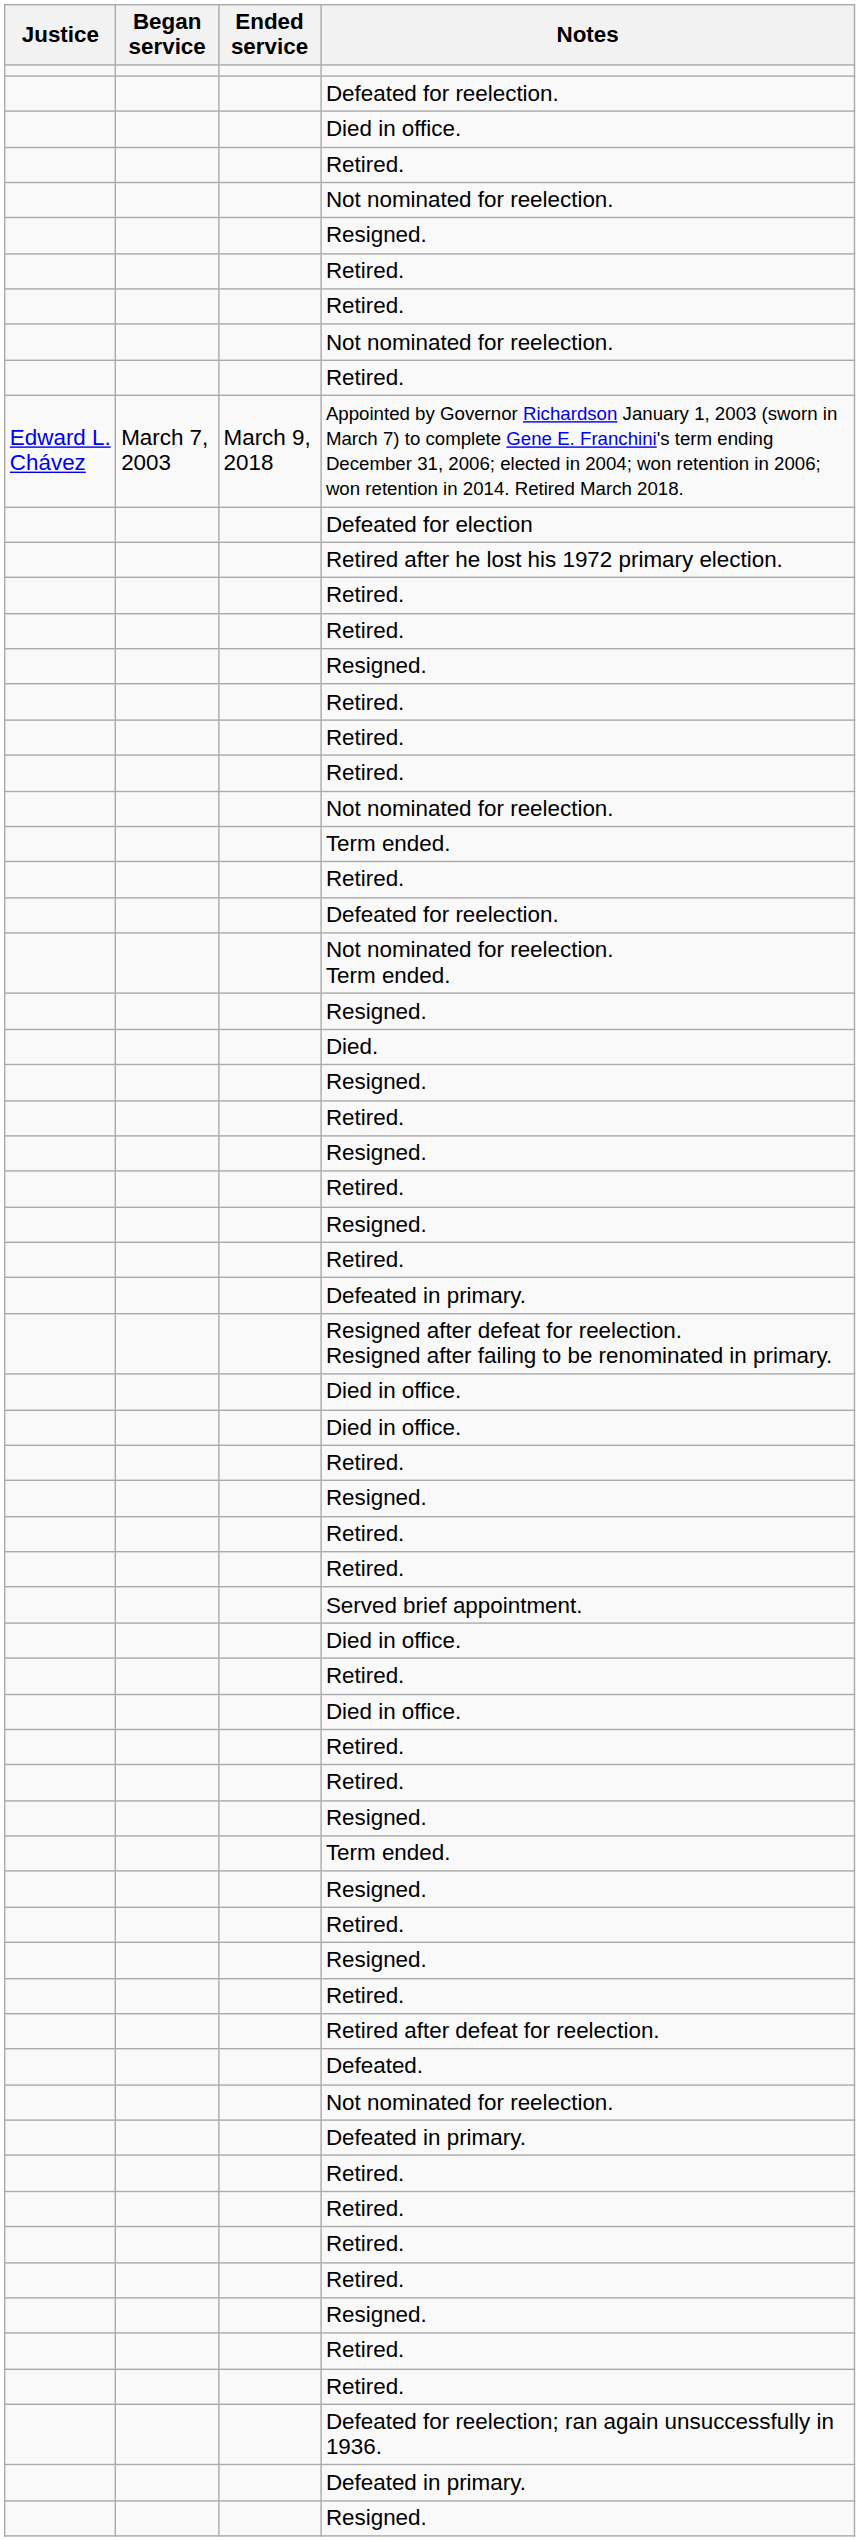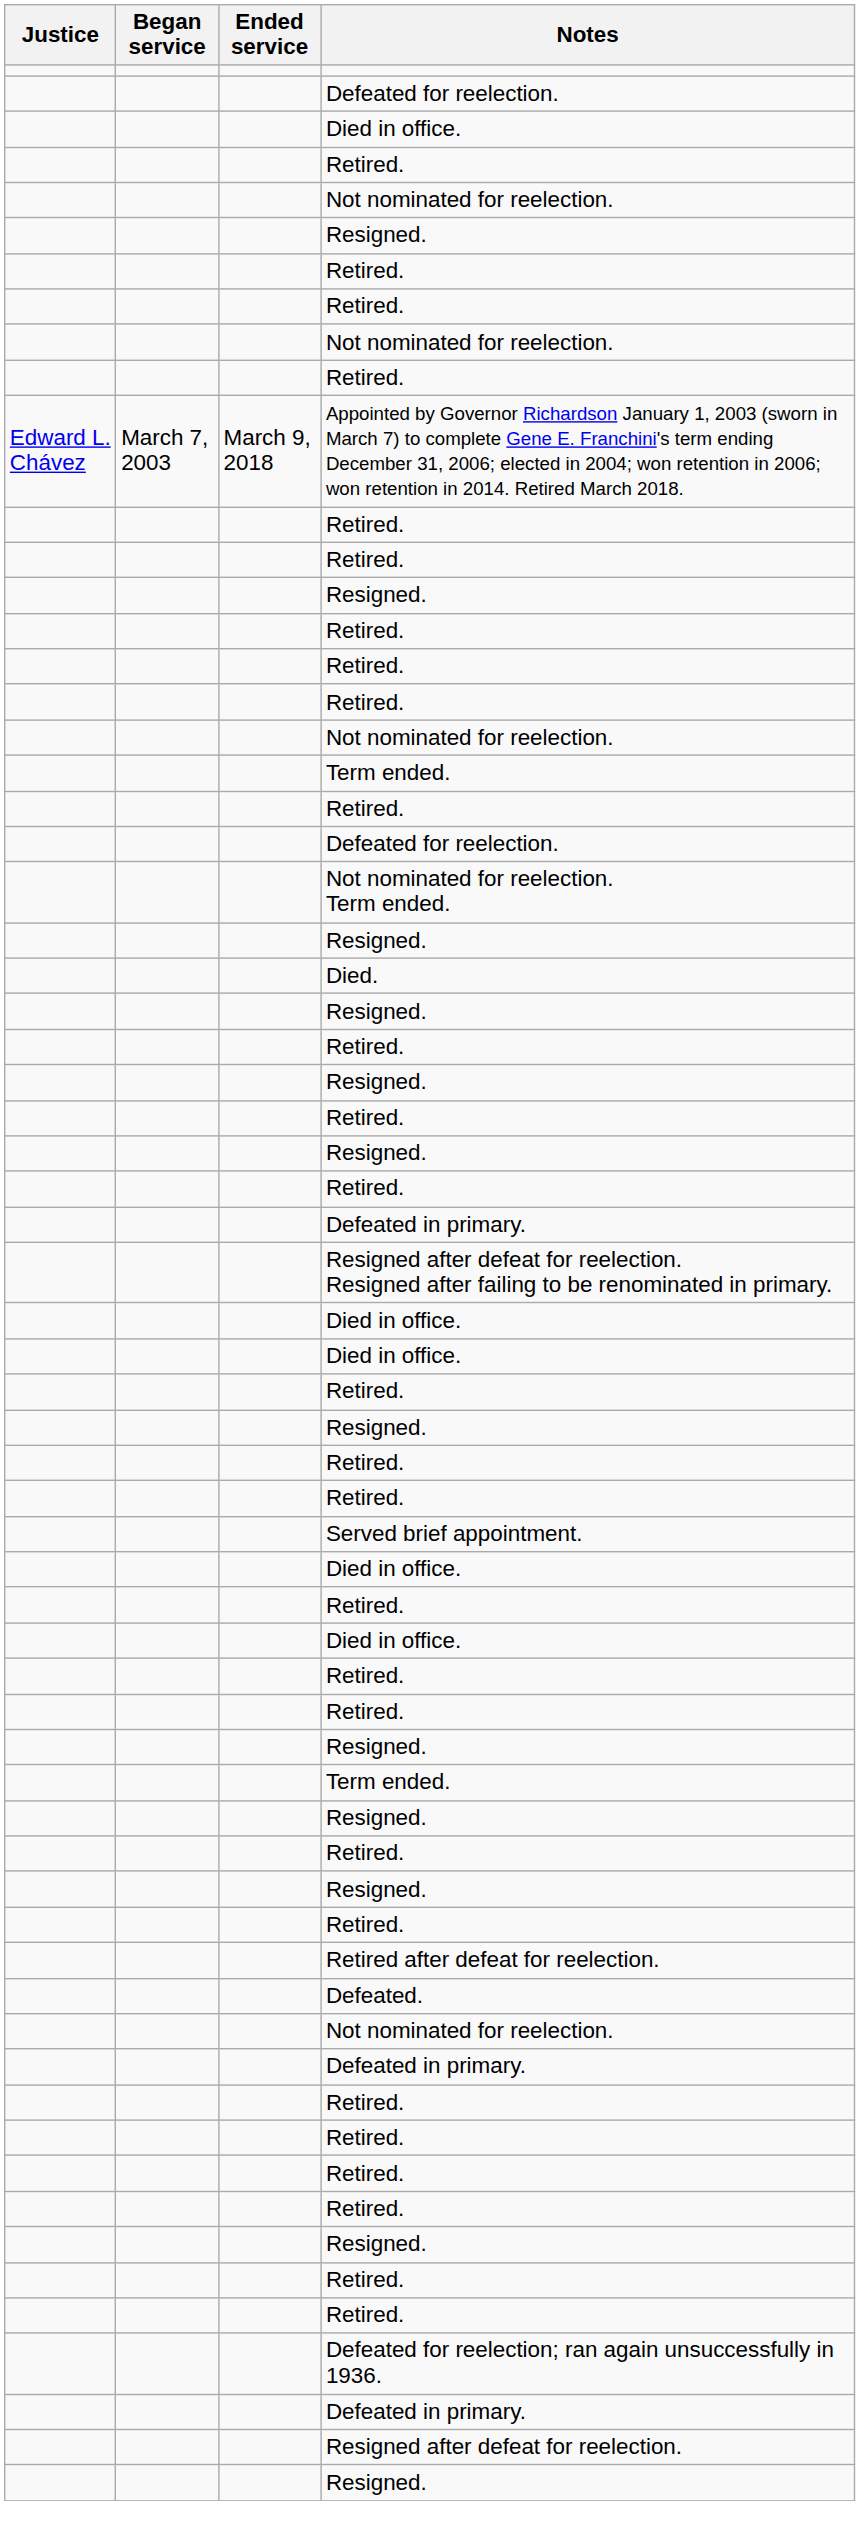- row: (60, 524)
- row: (60, 560)
+ row: (60, 2447)
